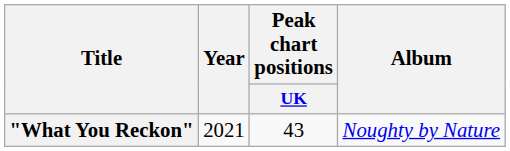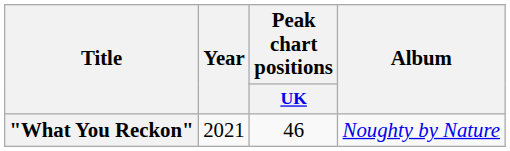(294, 129) 43 -> (294, 129) 46
